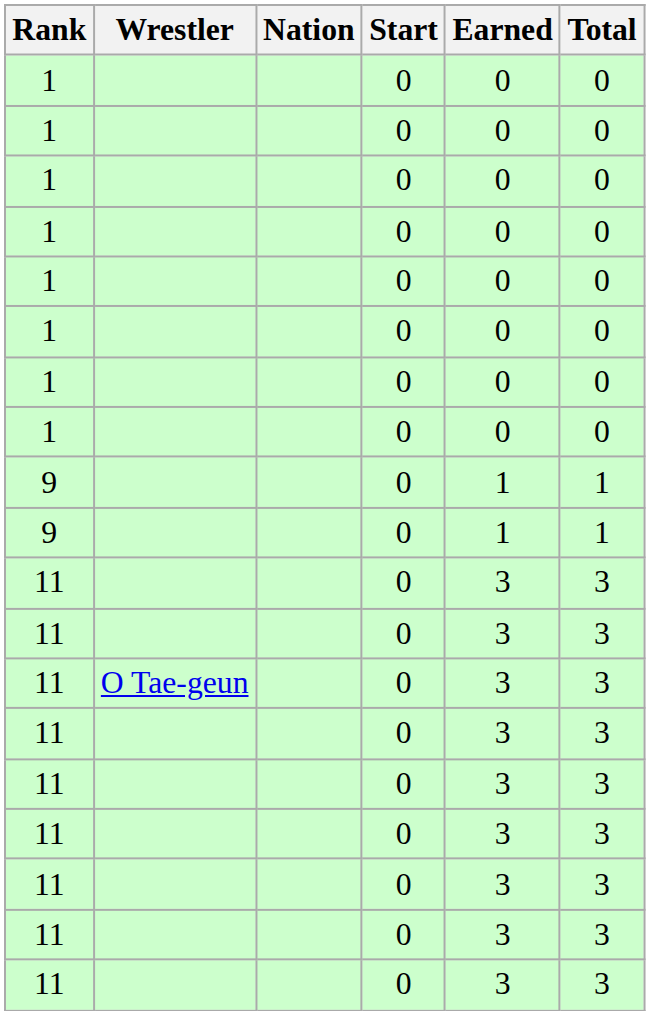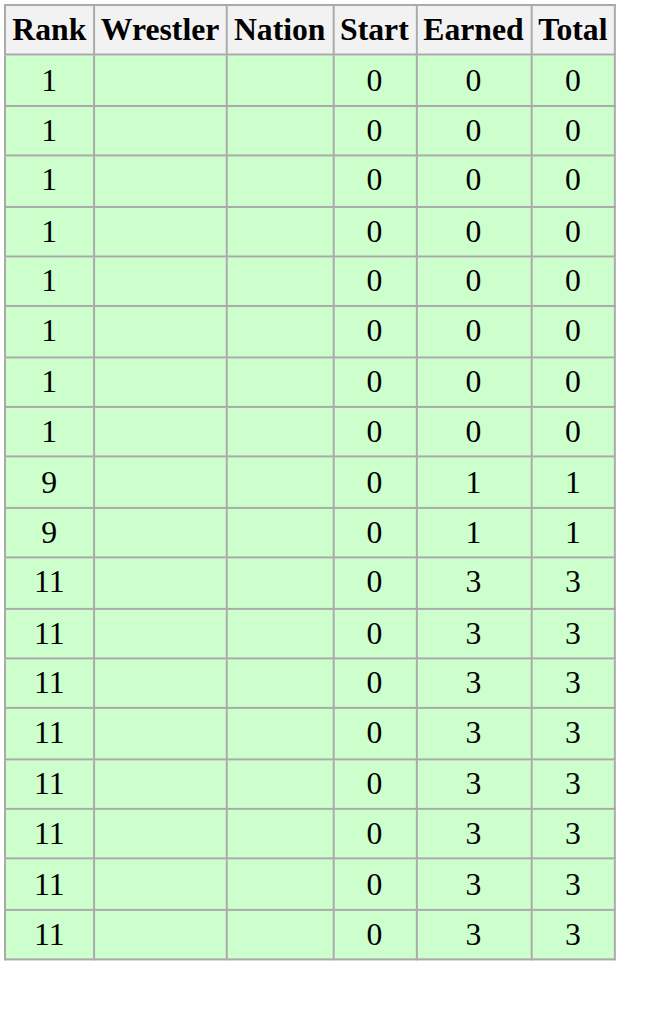- row: (49, 682)
